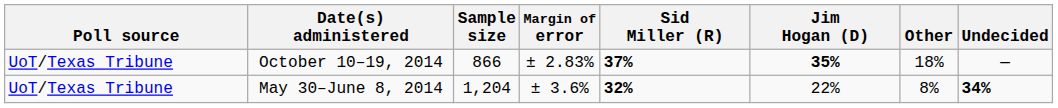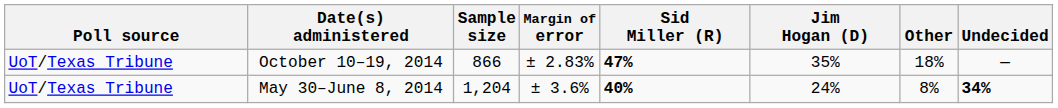(618, 63) 37% -> (618, 63) 47%
(825, 63) bold -> (825, 63) normal
(618, 89) 32% -> (618, 89) 40%
(825, 89) 22% -> (825, 89) 24%
